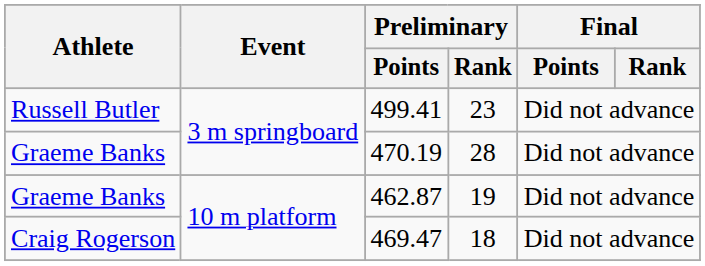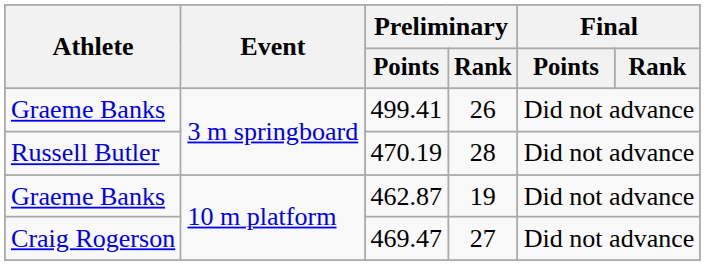(85, 110) Russell Butler -> (88, 110) Graeme Banks
(483, 110) 23 -> (483, 110) 26
(88, 153) Graeme Banks -> (85, 153) Russell Butler
(483, 239) 18 -> (483, 239) 27
